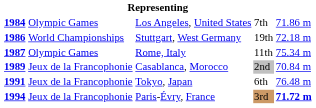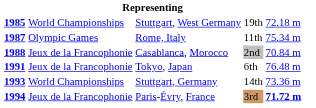- row: (193, 22)
(15, 37) 1986 -> (15, 22) 1985
(15, 67) 1989 -> (15, 52) 1988
+ row: (176, 81)
